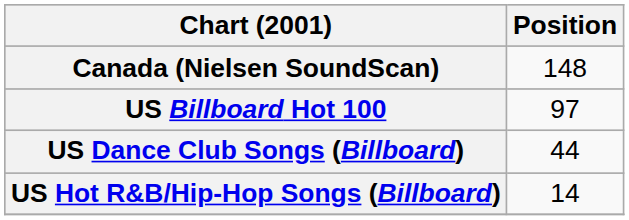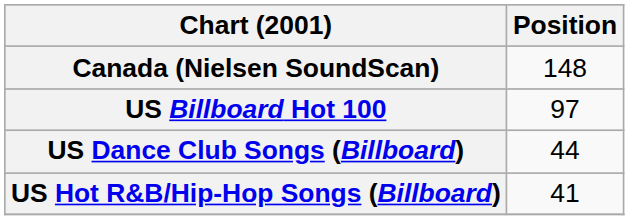(565, 192) 14 -> (565, 192) 41
